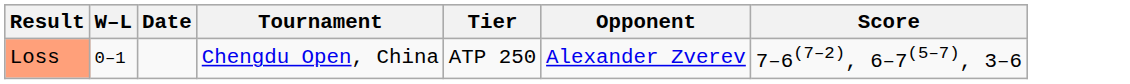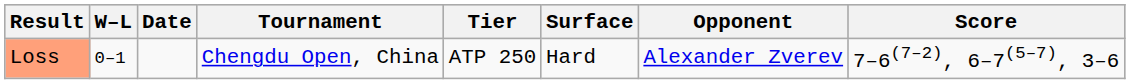+ column: (590, 22)
